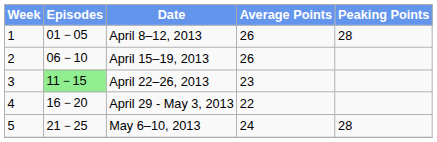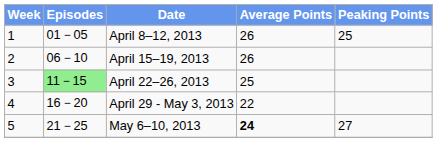(345, 36) 28 -> (345, 36) 25
(247, 81) 23 -> (247, 81) 25
(247, 126) normal -> (247, 126) bold
(345, 126) 28 -> (345, 126) 27
